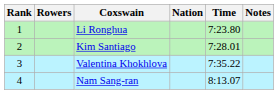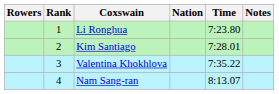columns swapped: (19, 13) <-> (54, 13)
